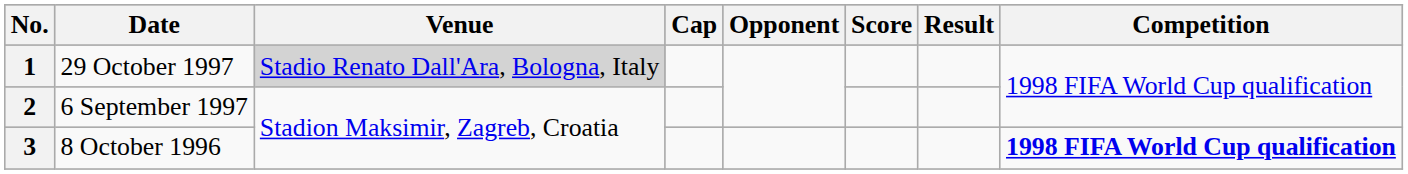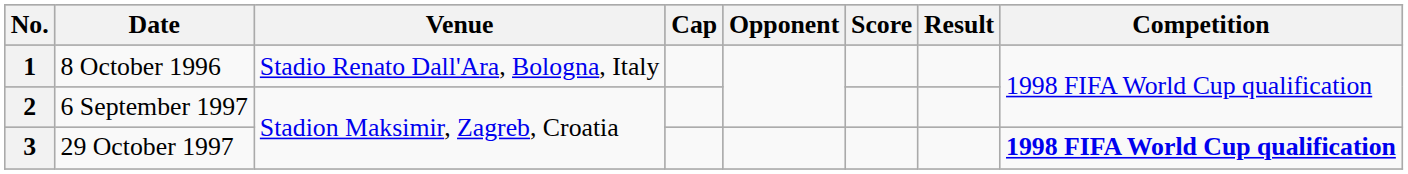(147, 65) 29 October 1997 -> (141, 65) 8 October 1996
(460, 65) lightgrey background -> (460, 65) no background
(141, 147) 8 October 1996 -> (147, 147) 29 October 1997
